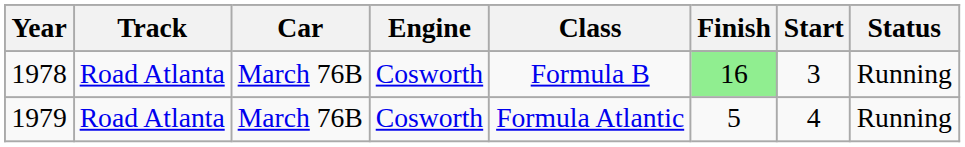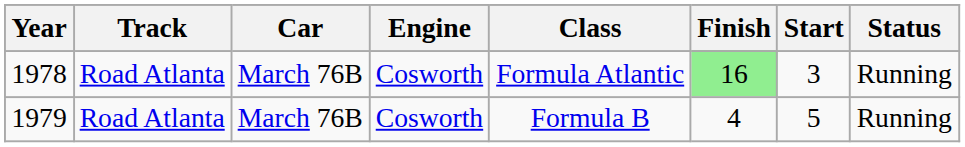(590, 73) Formula B -> (590, 73) Formula Atlantic
(590, 118) Formula Atlantic -> (590, 118) Formula B
(734, 118) 5 -> (734, 118) 4
(814, 118) 4 -> (814, 118) 5
